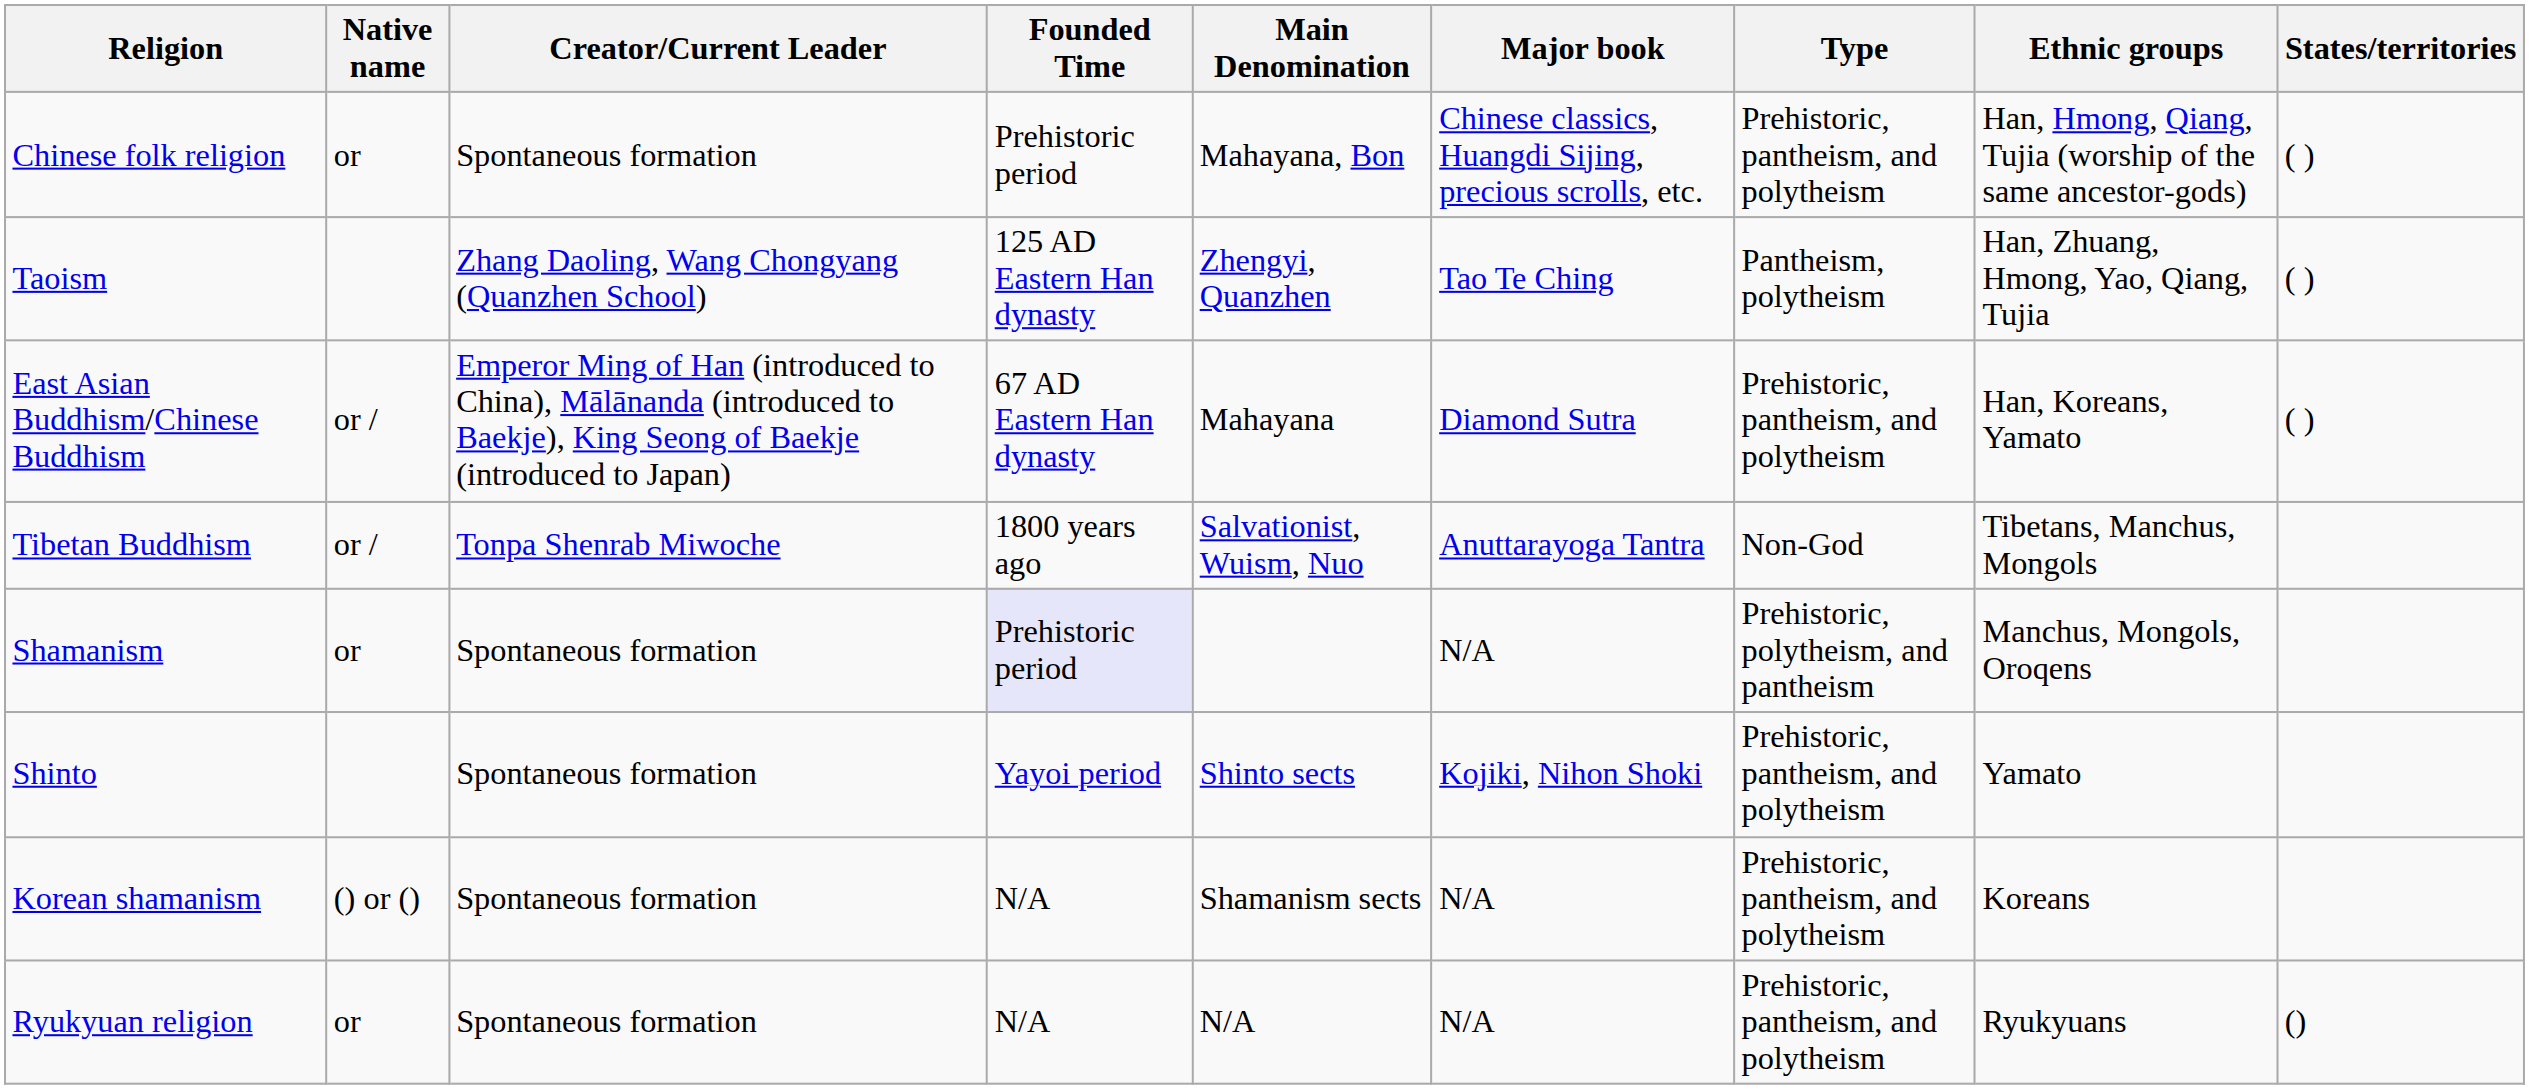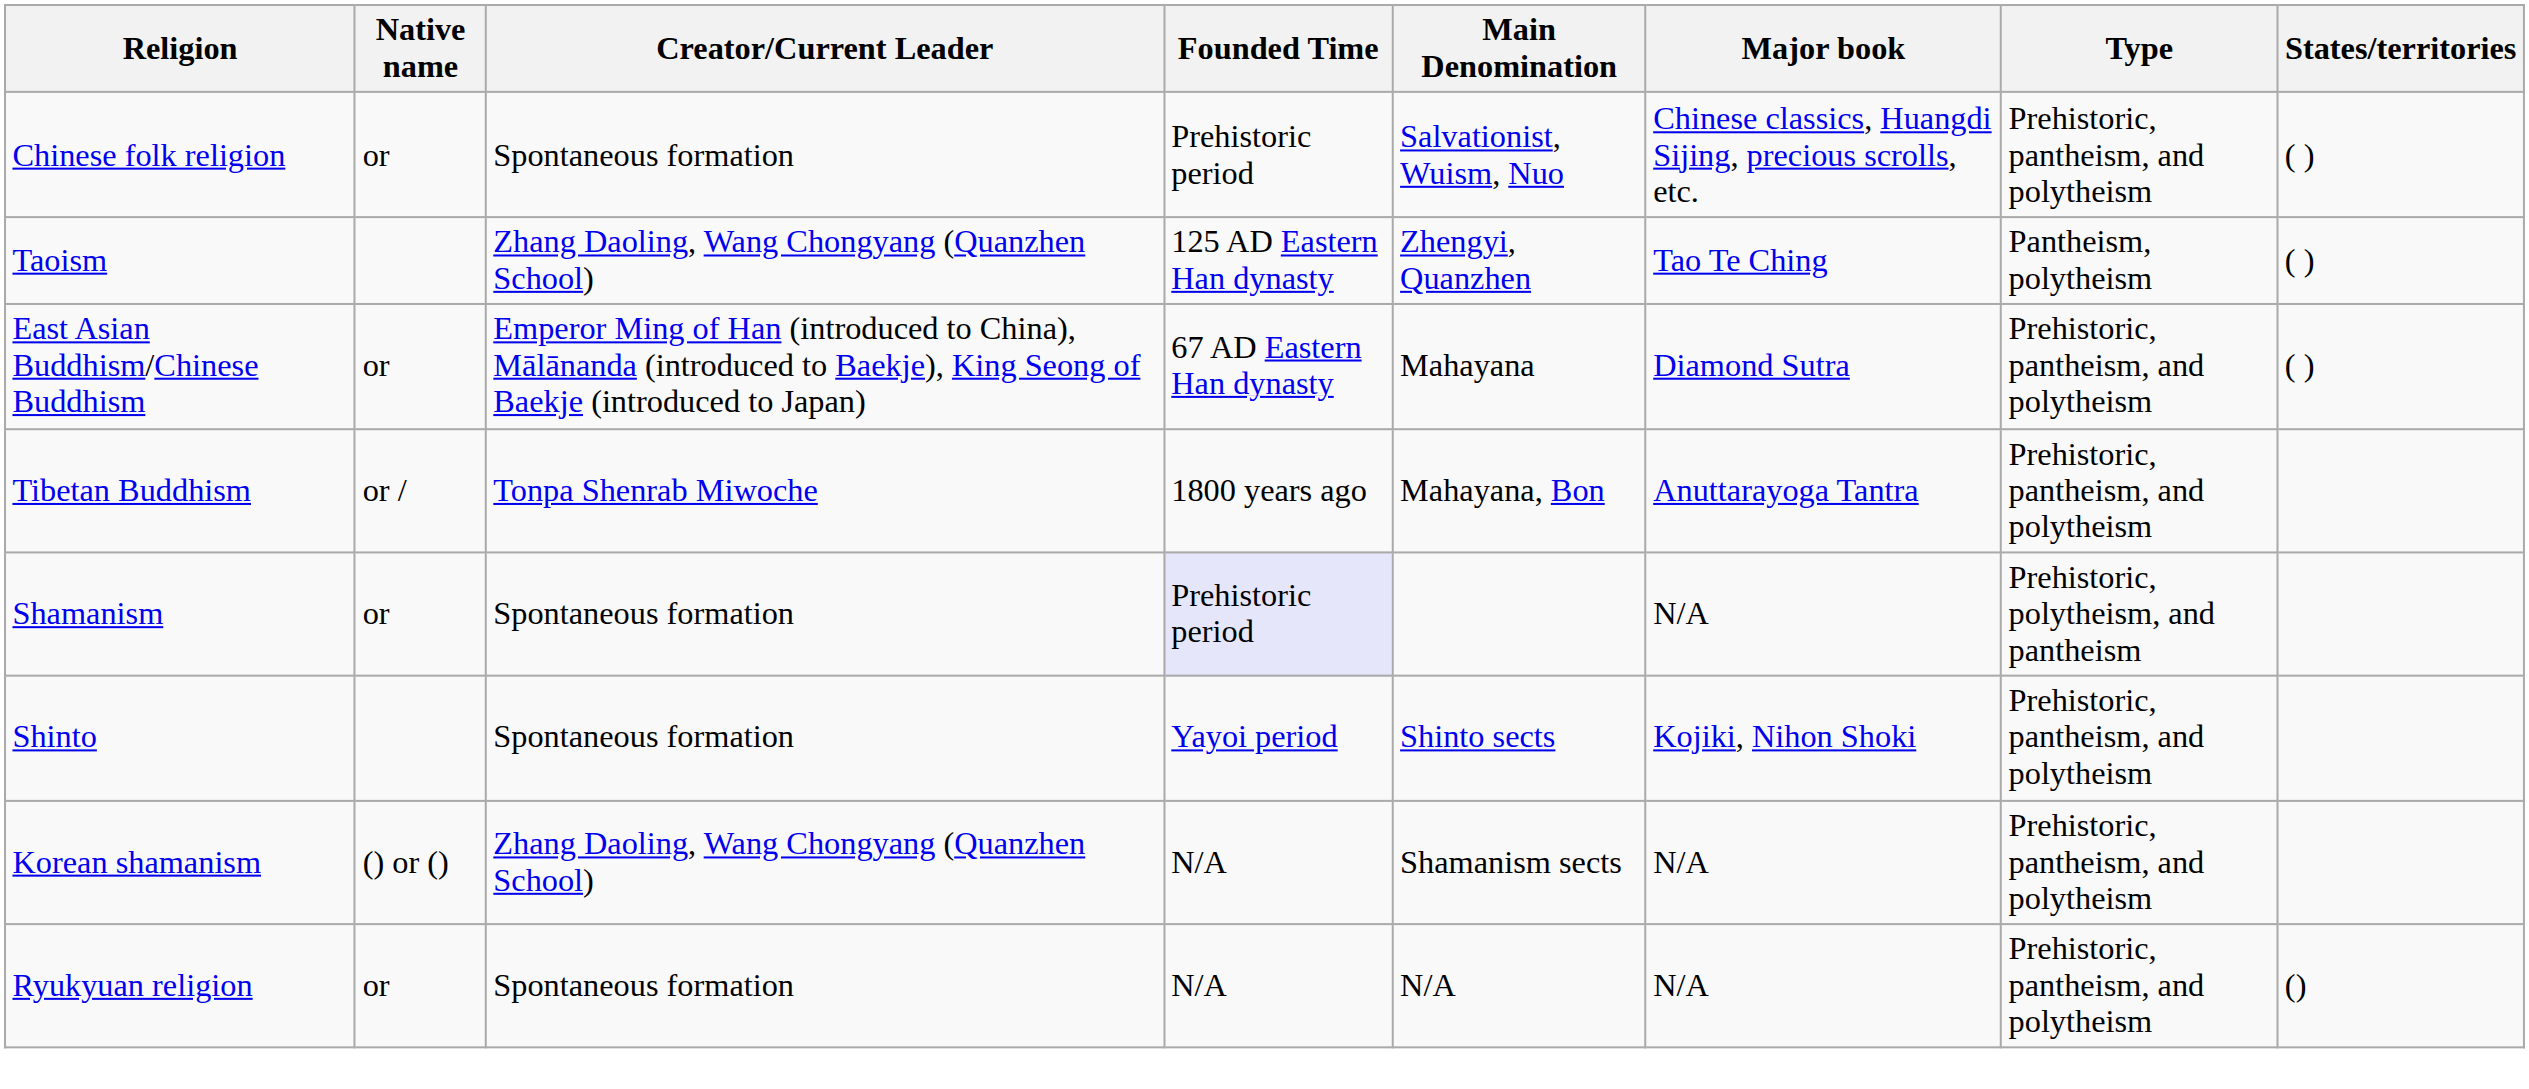- column: (2126, 48)
(1302, 154) Mahayana, Bon -> (1482, 154) Salvationist, Wuism, Nuo
(356, 420) or / -> (376, 365) or
(1282, 544) Salvationist, Wuism, Nuo -> (1502, 489) Mahayana, Bon
(1803, 544) Non-God -> (2106, 489) Prehistoric, pantheism, and polytheism
(606, 897) Spontaneous formation -> (789, 861) Zhang Daoling, Wang Chongyang (Quanzhen School)
